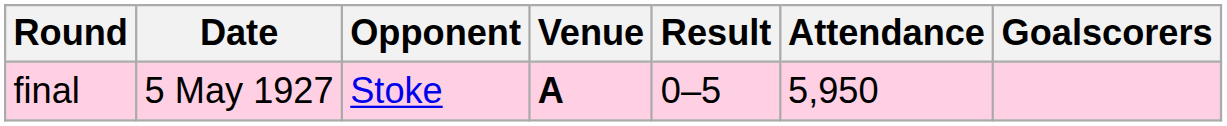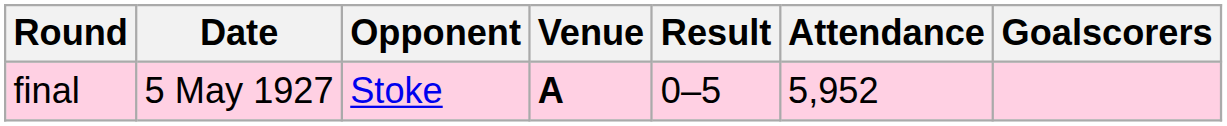(833, 90) 5,950 -> (833, 90) 5,952
